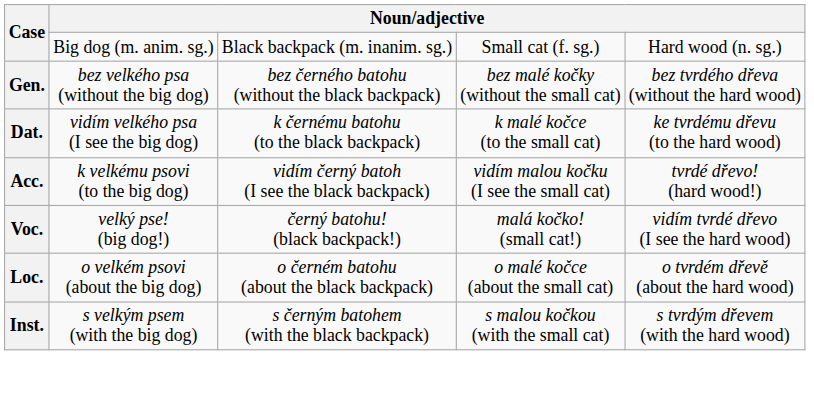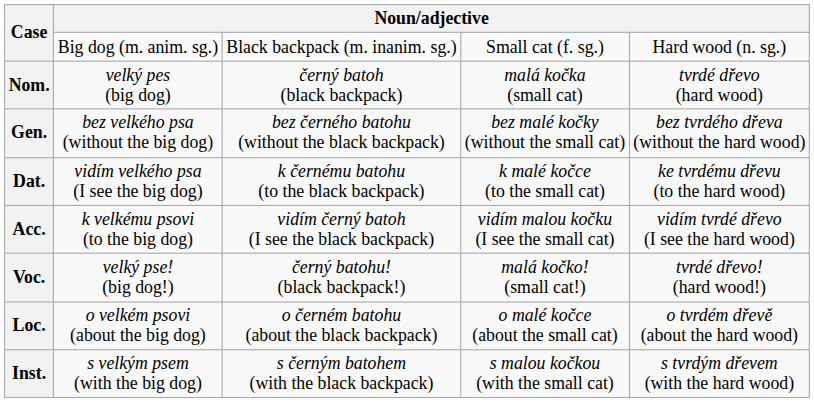+ row: (29, 84)
(715, 181) tvrdé dřevo! (hard wood!) -> (719, 229) vidím tvrdé dřevo (I see the hard wood)
(715, 229) vidím tvrdé dřevo (I see the hard wood) -> (719, 277) tvrdé dřevo! (hard wood!)
